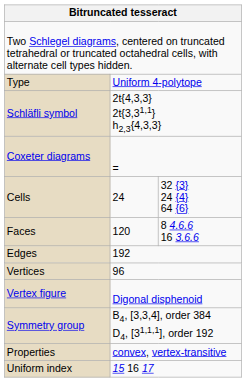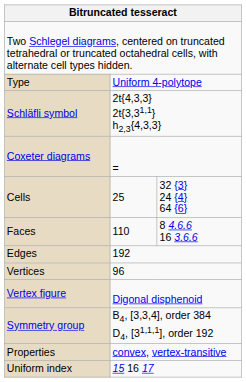(118, 197) 24 -> (118, 197) 25
(121, 231) 120 -> (121, 231) 110
